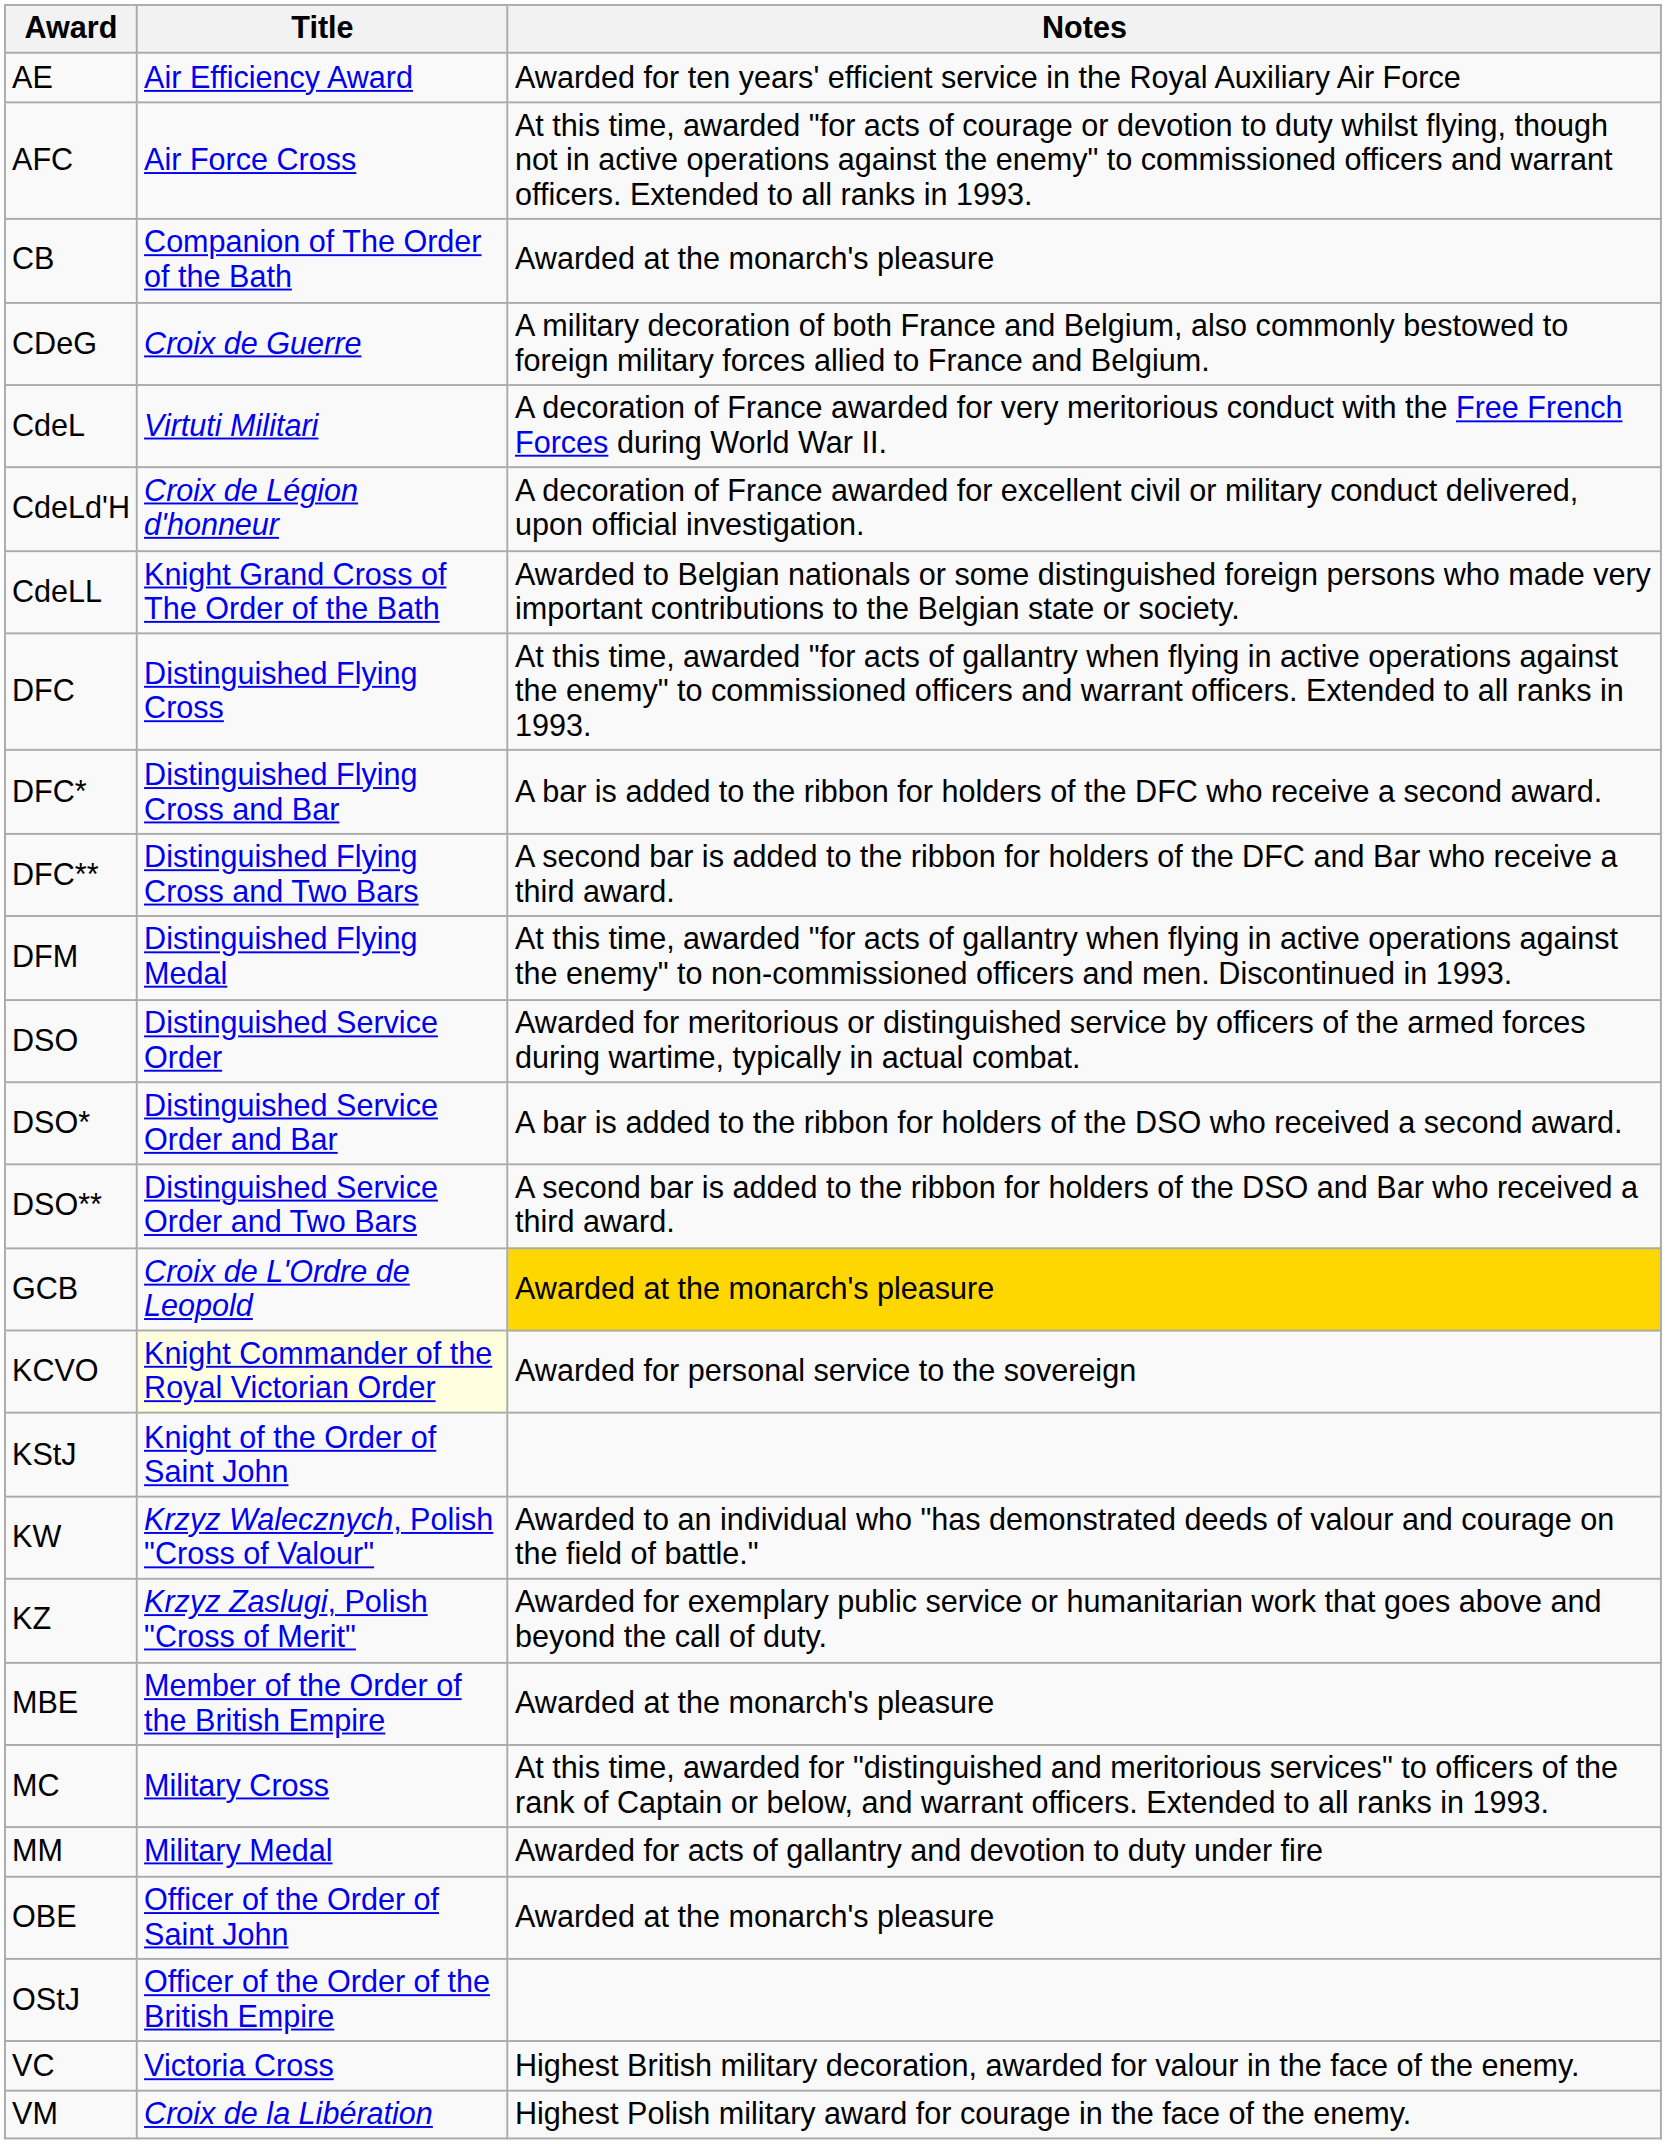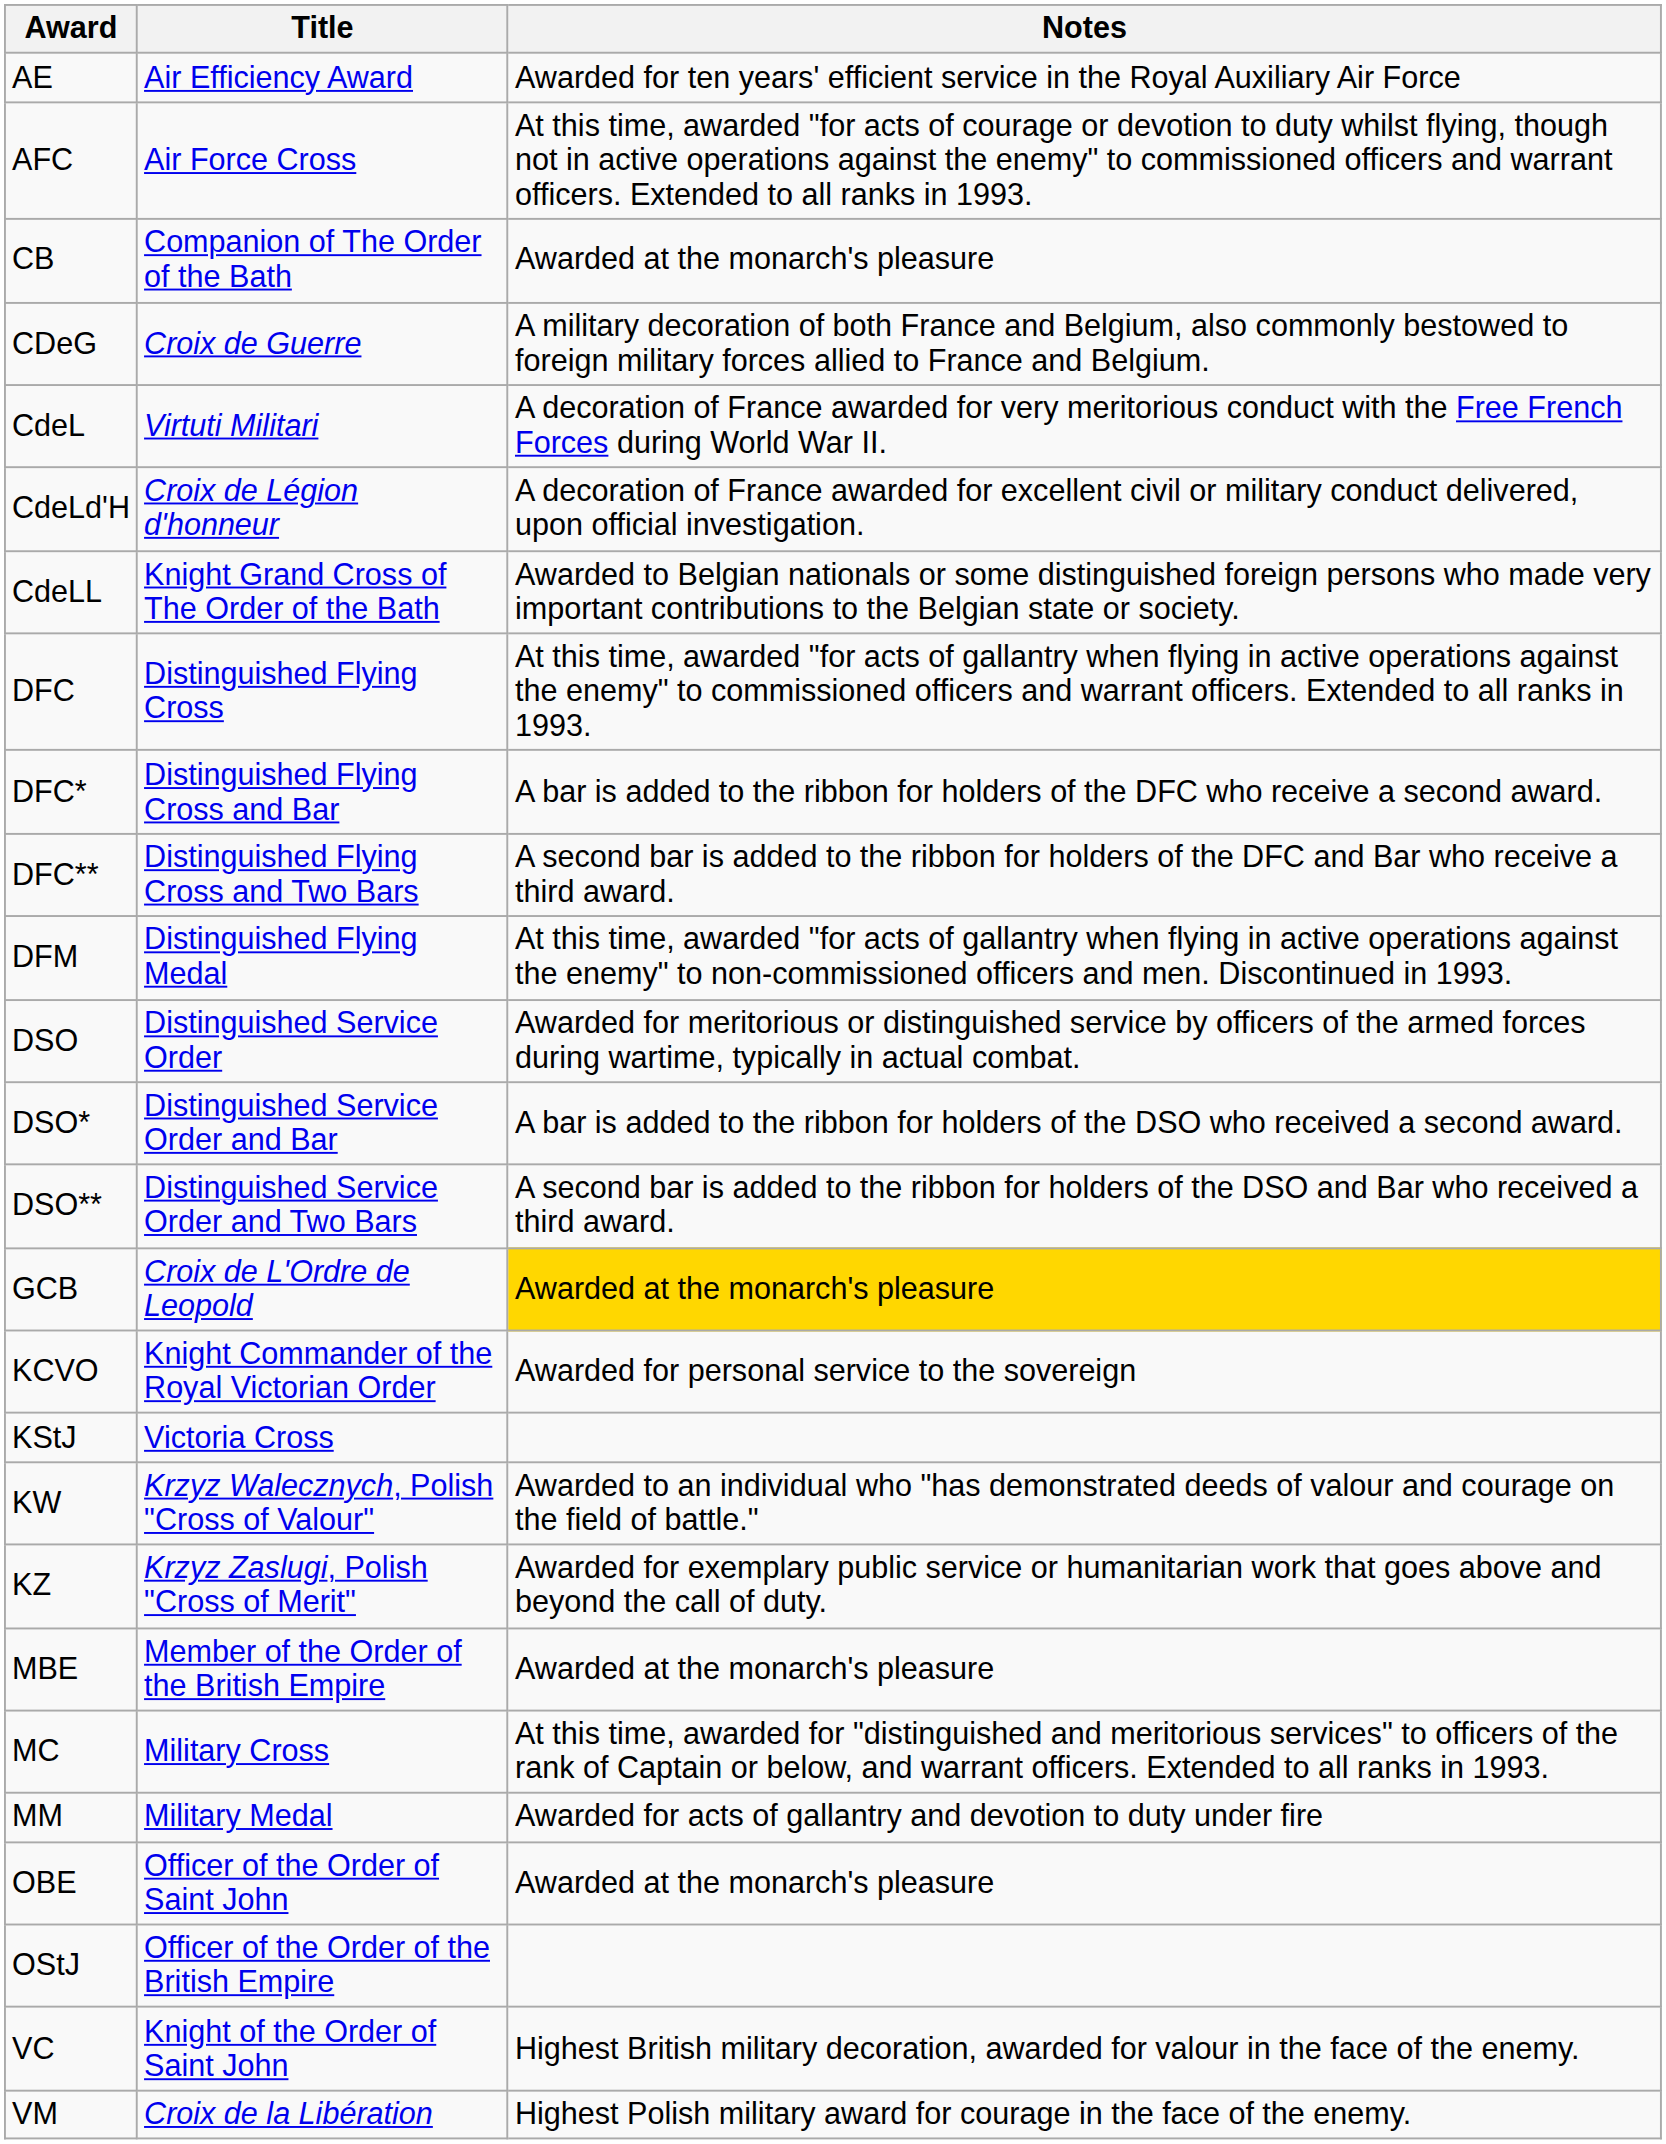(318, 1371) lightyellow background -> (318, 1371) no background
(290, 1454) Knight of the Order of Saint John -> (239, 1437) Victoria Cross
(239, 2065) Victoria Cross -> (290, 2048) Knight of the Order of Saint John
